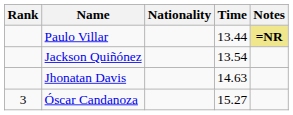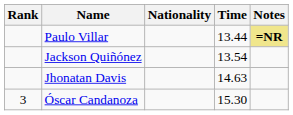(232, 99) 15.27 -> (232, 99) 15.30
